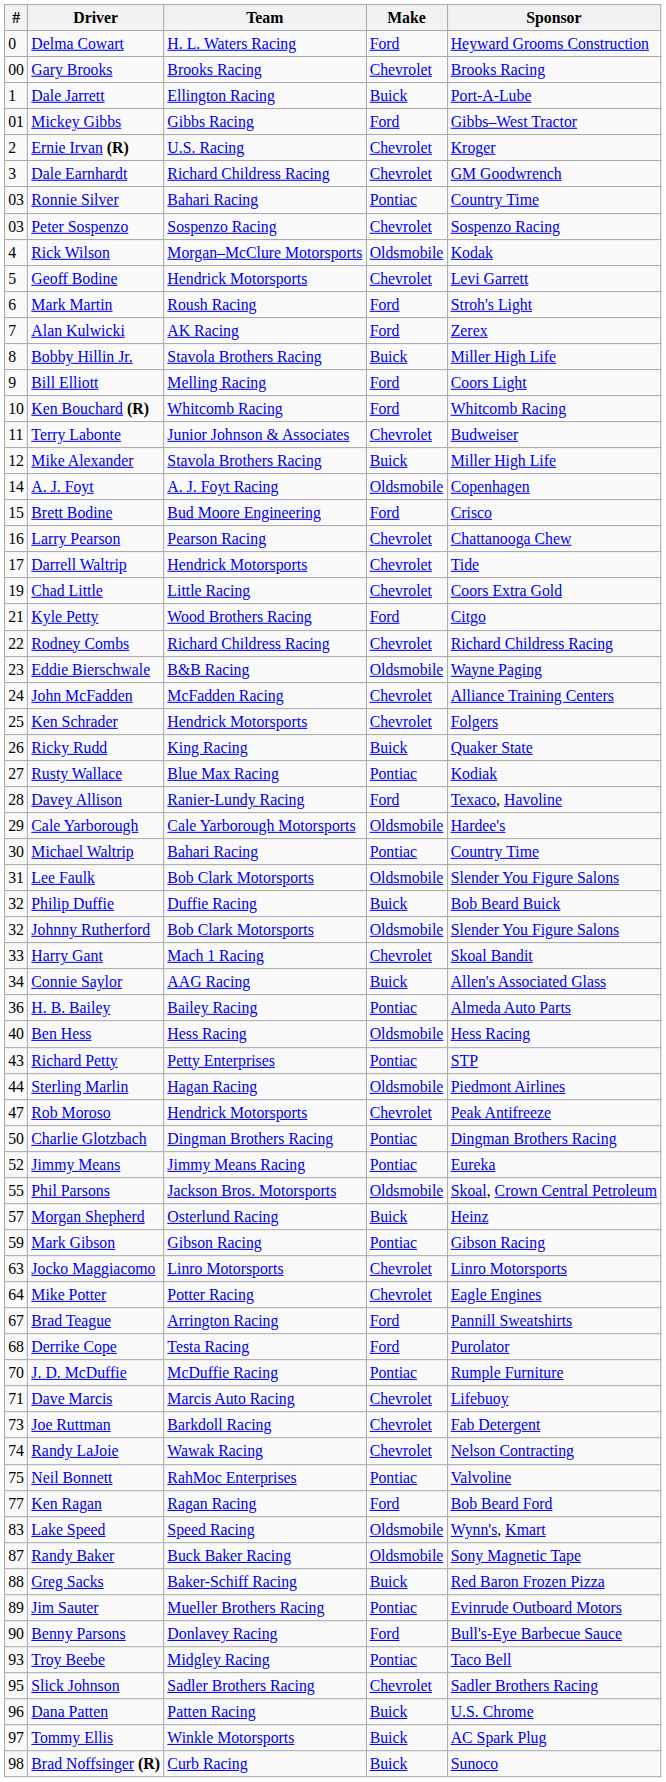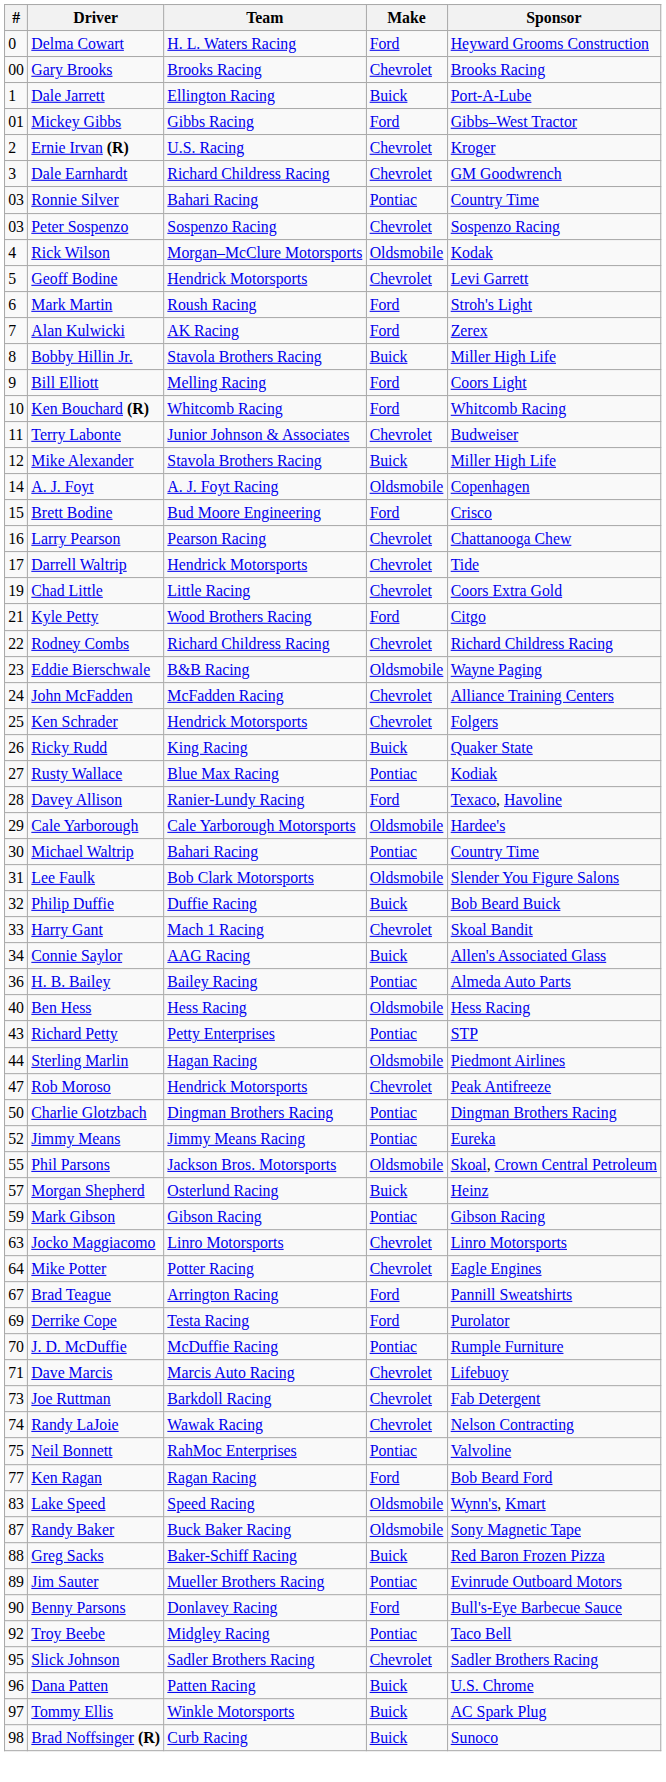- row: (91, 929)
(16, 1347) 68 -> (16, 1320) 69
(16, 1659) 93 -> (16, 1633) 92
